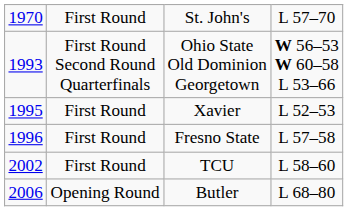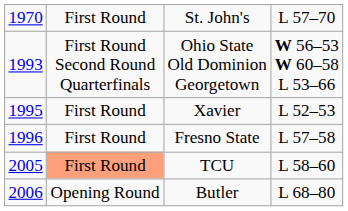(26, 165) 2002 -> (26, 165) 2005
(105, 165) no background -> (105, 165) lightsalmon background
